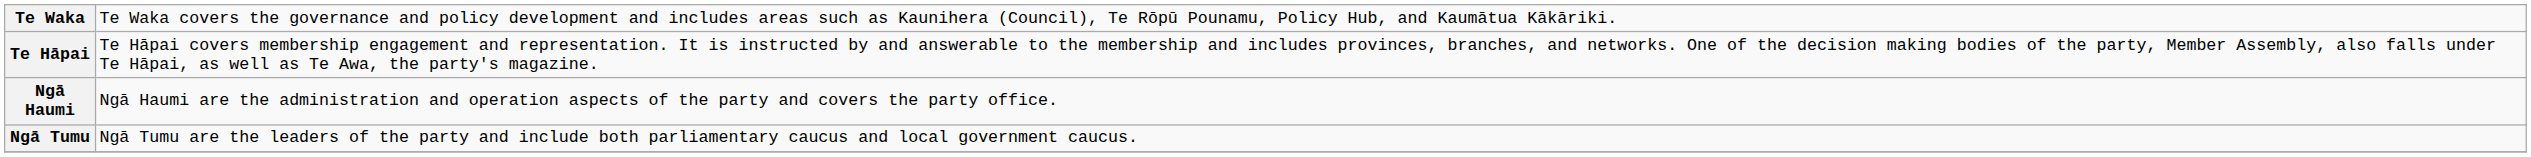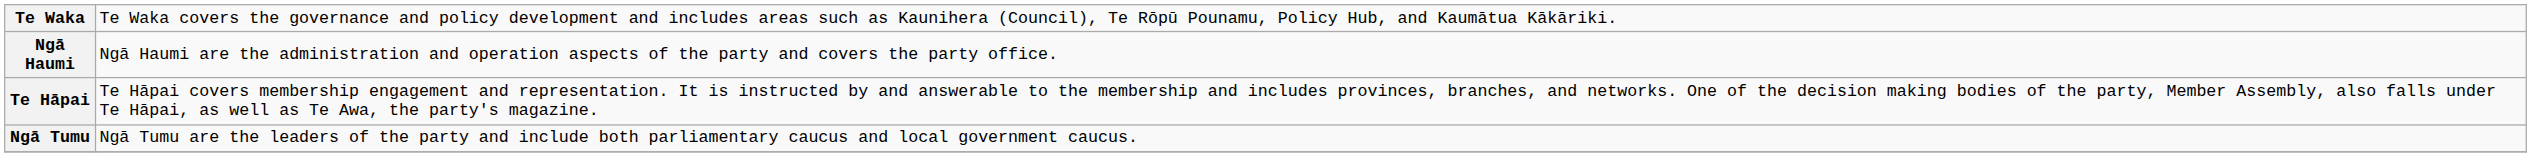rows swapped: (50, 101) <-> (50, 55)
